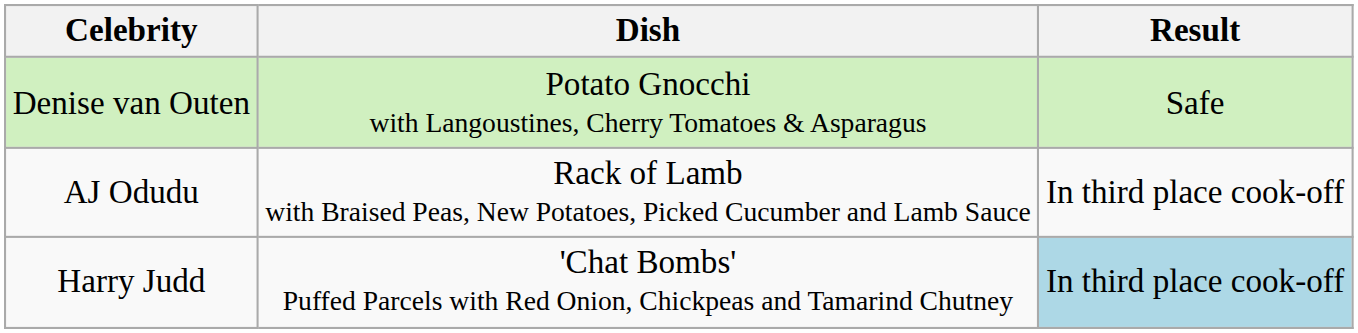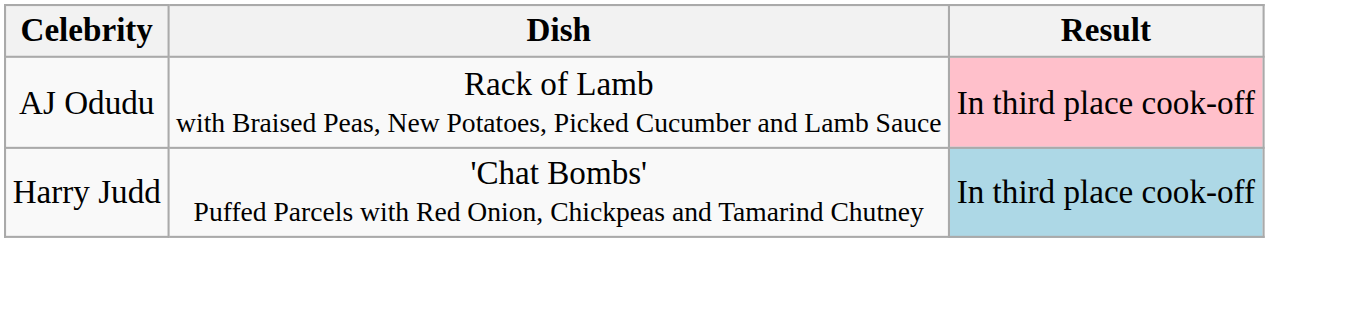- row: (131, 101)
(1195, 191) no background -> (1106, 101) pink background
